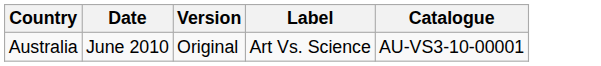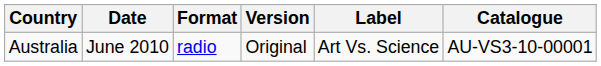+ column: (207, 18)
